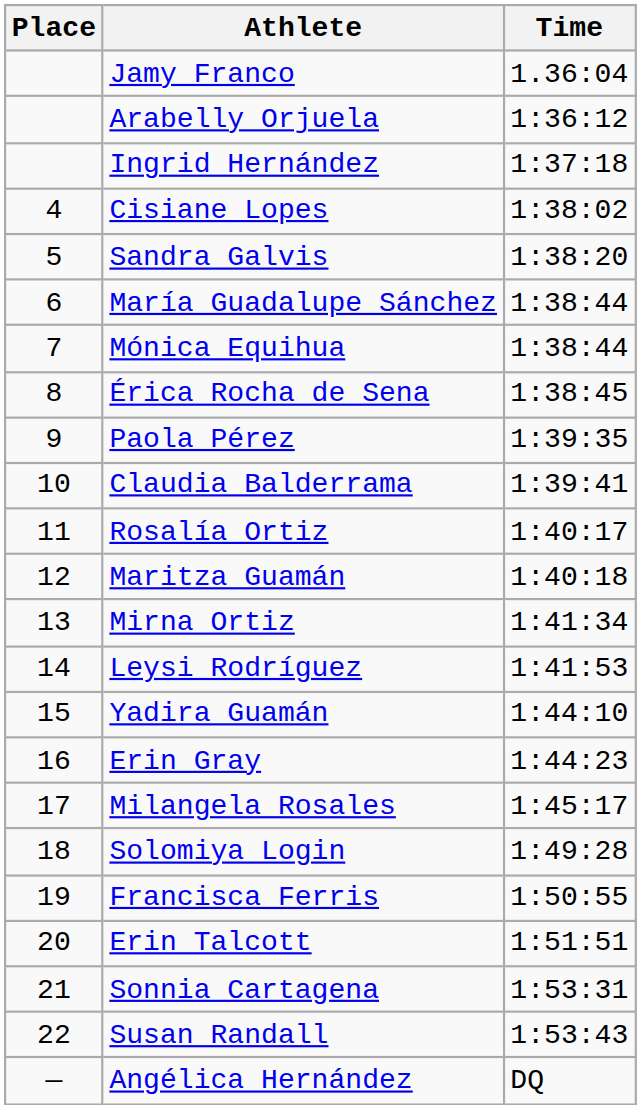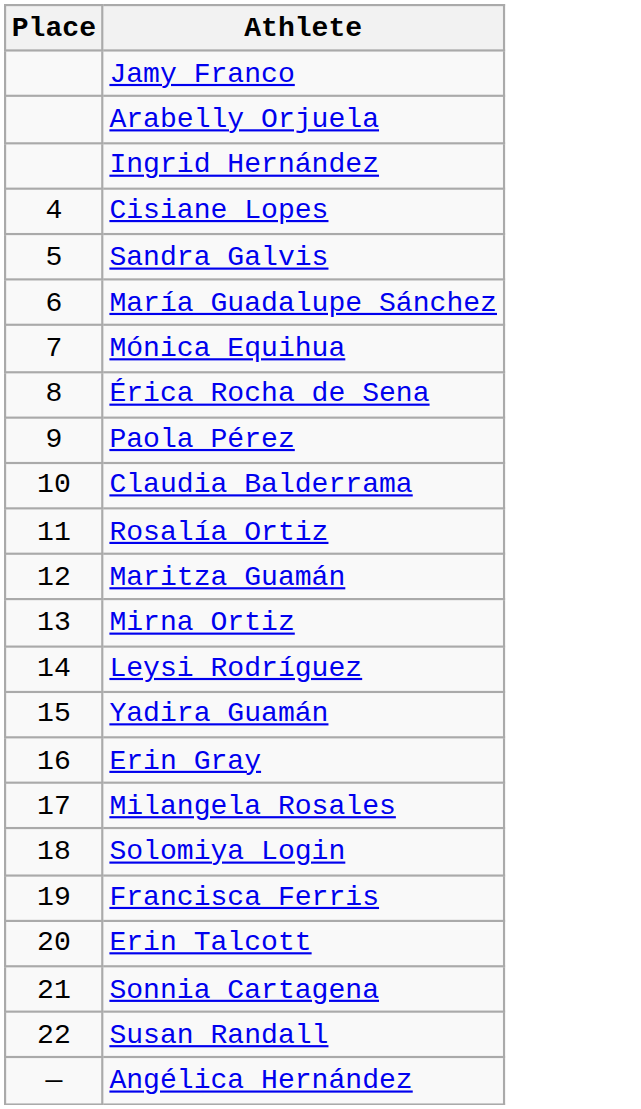- column: (569, 28)
